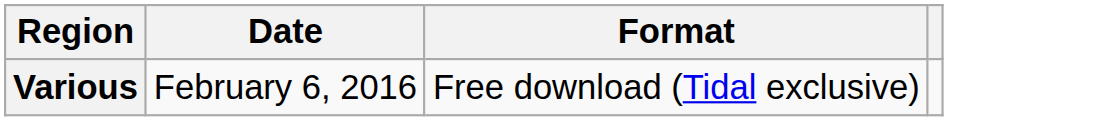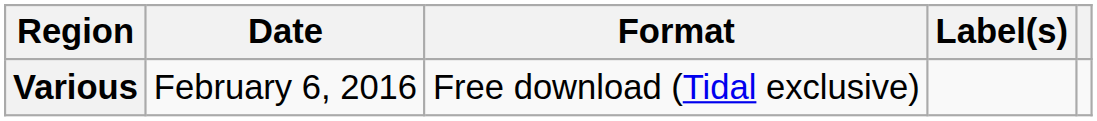+ column: (1002, 31)
